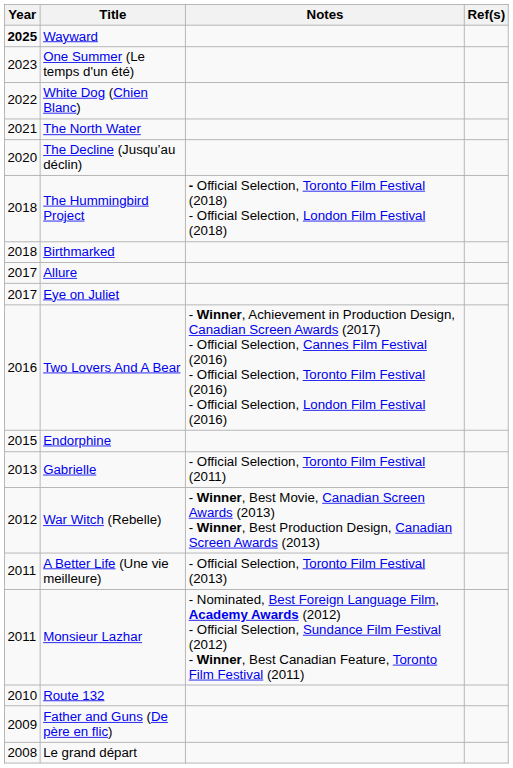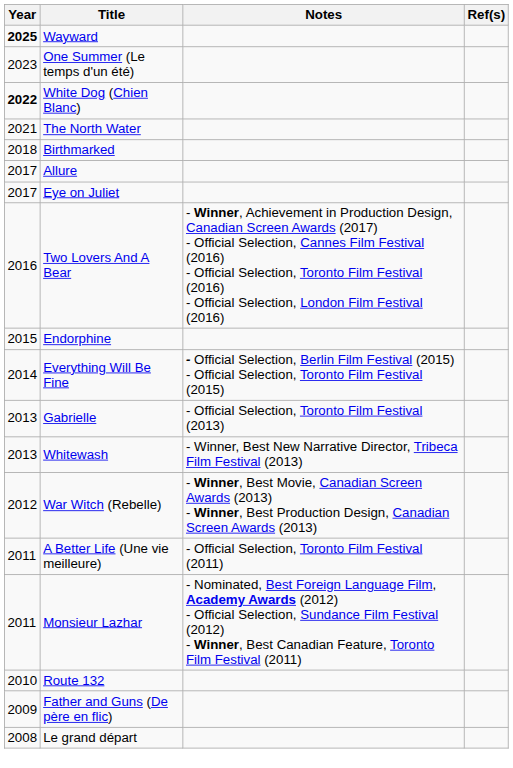(22, 100) normal -> (22, 100) bold
- row: (109, 157)
- row: (96, 208)
+ row: (97, 375)
(307, 469) - Official Selection, Toronto Film Festival (2011) -> (304, 418) - Official Selection, Toronto Film Festival (2013)
+ row: (76, 454)
(307, 571) - Official Selection, Toronto Film Festival (2013) -> (304, 556) - Official Selection, Toronto Film Festival (2011)
